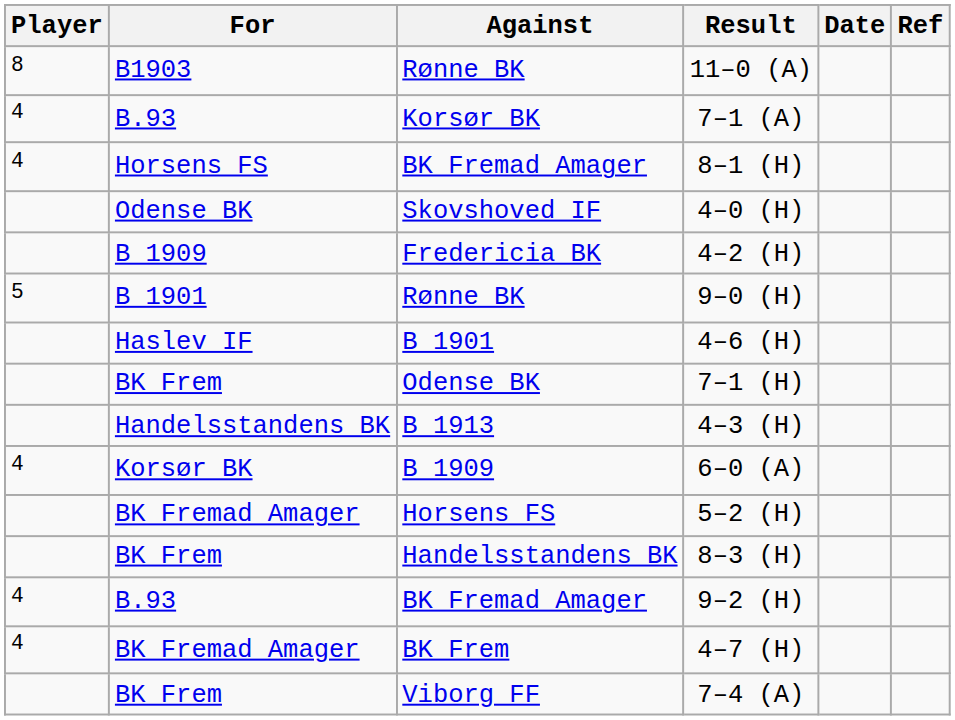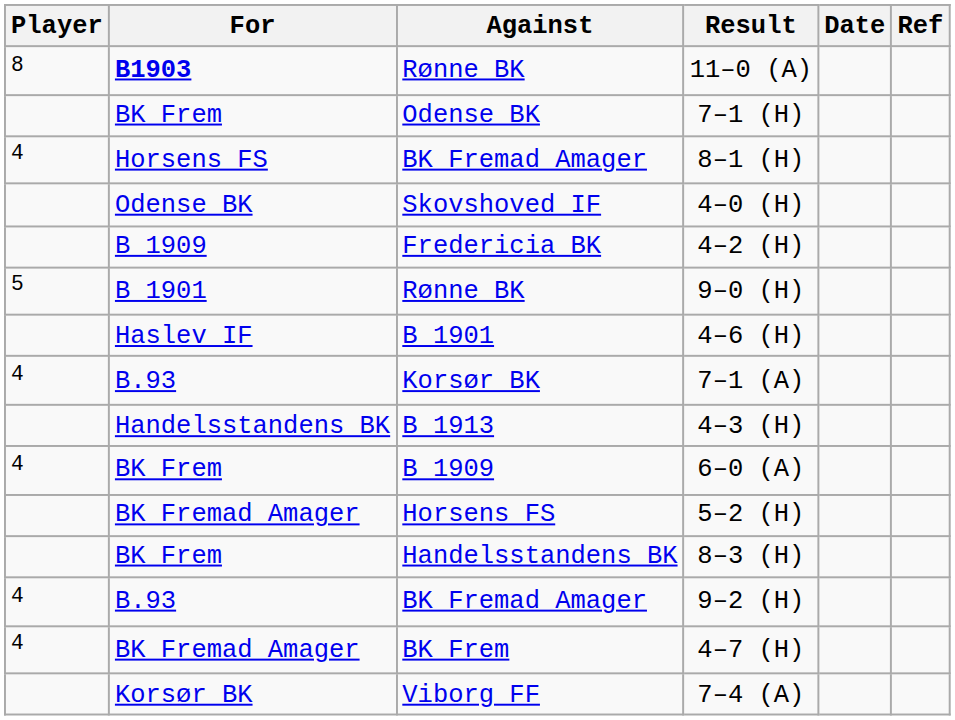(153, 71) normal -> (153, 71) bold
rows swapped: (751, 119) <-> (751, 384)
(184, 470) Korsør BK -> (168, 470) BK Frem
(168, 694) BK Frem -> (184, 694) Korsør BK
